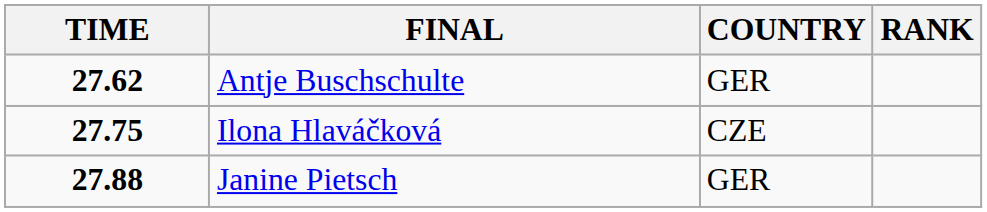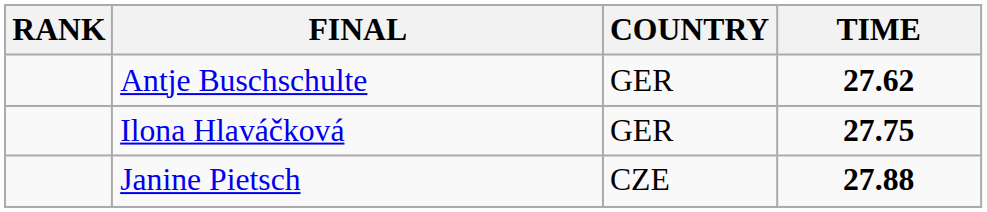columns swapped: (927, 29) <-> (107, 29)
(737, 130) CZE -> (642, 130) GER
(738, 180) GER -> (640, 180) CZE
